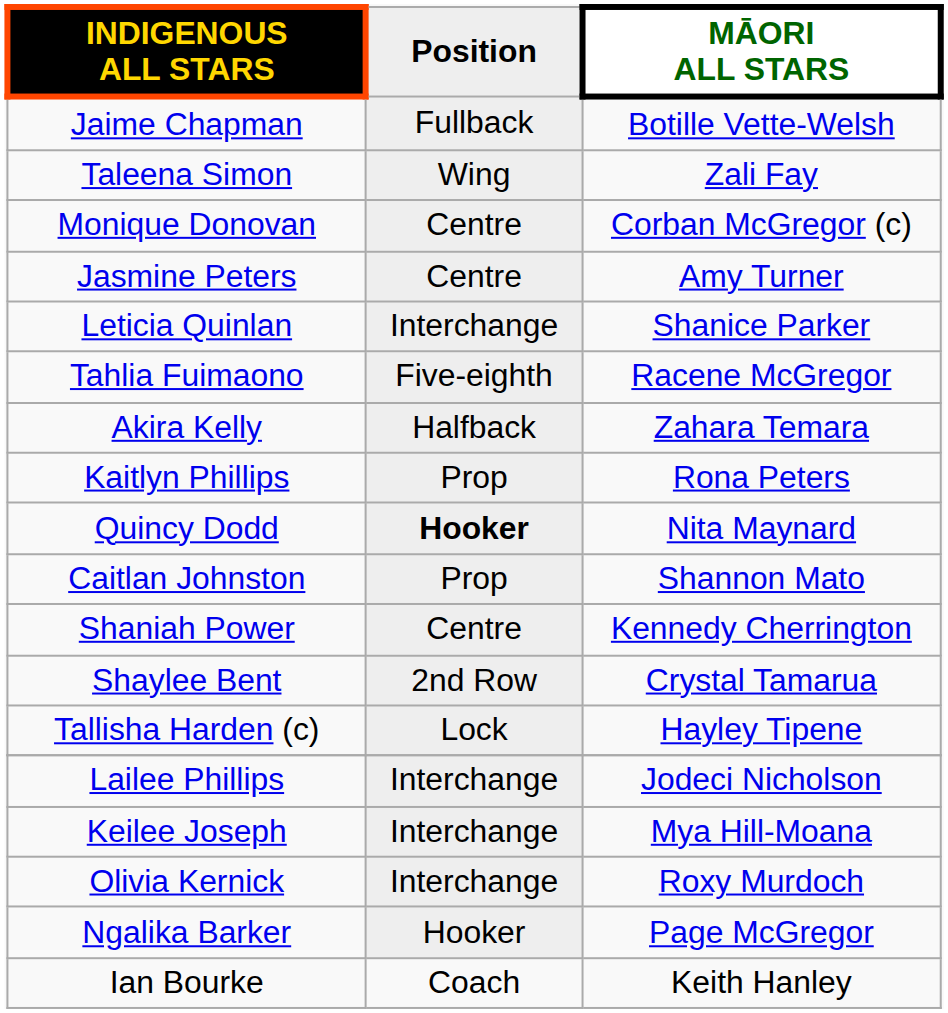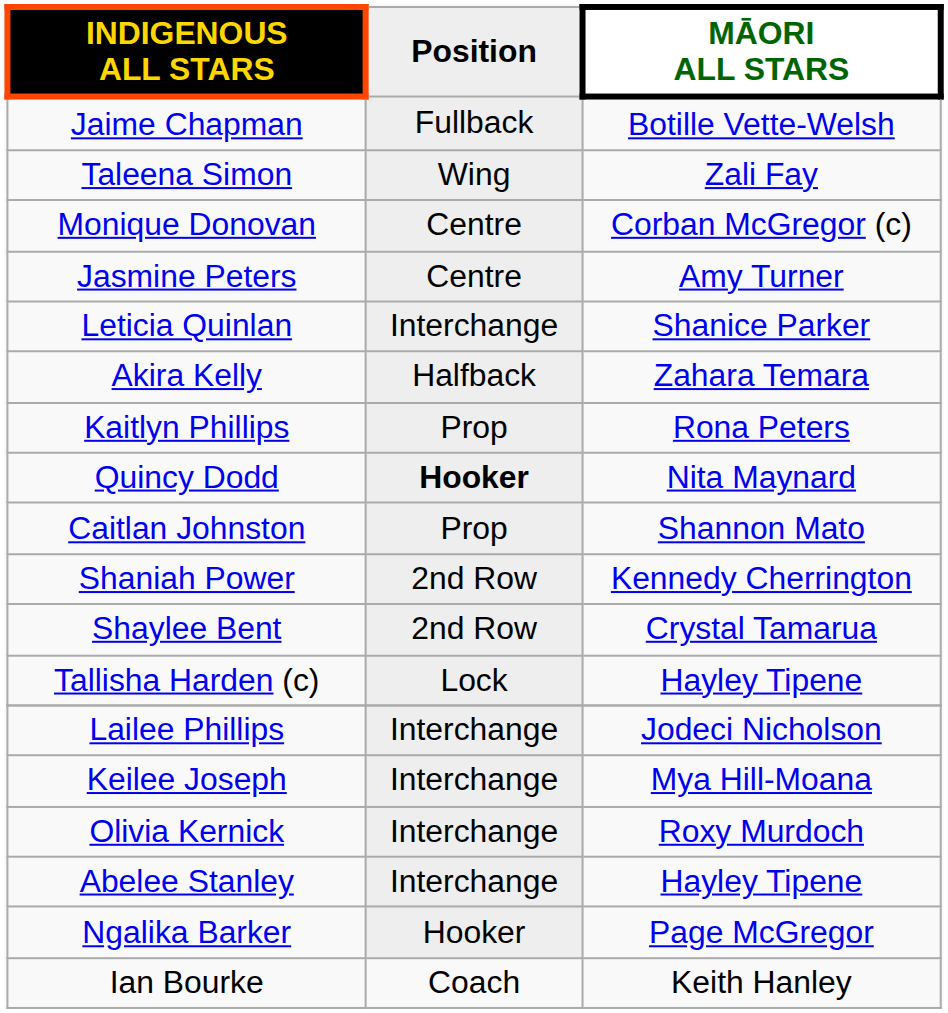- row: (187, 376)
(474, 628) Centre -> (474, 578) 2nd Row
+ row: (187, 881)
